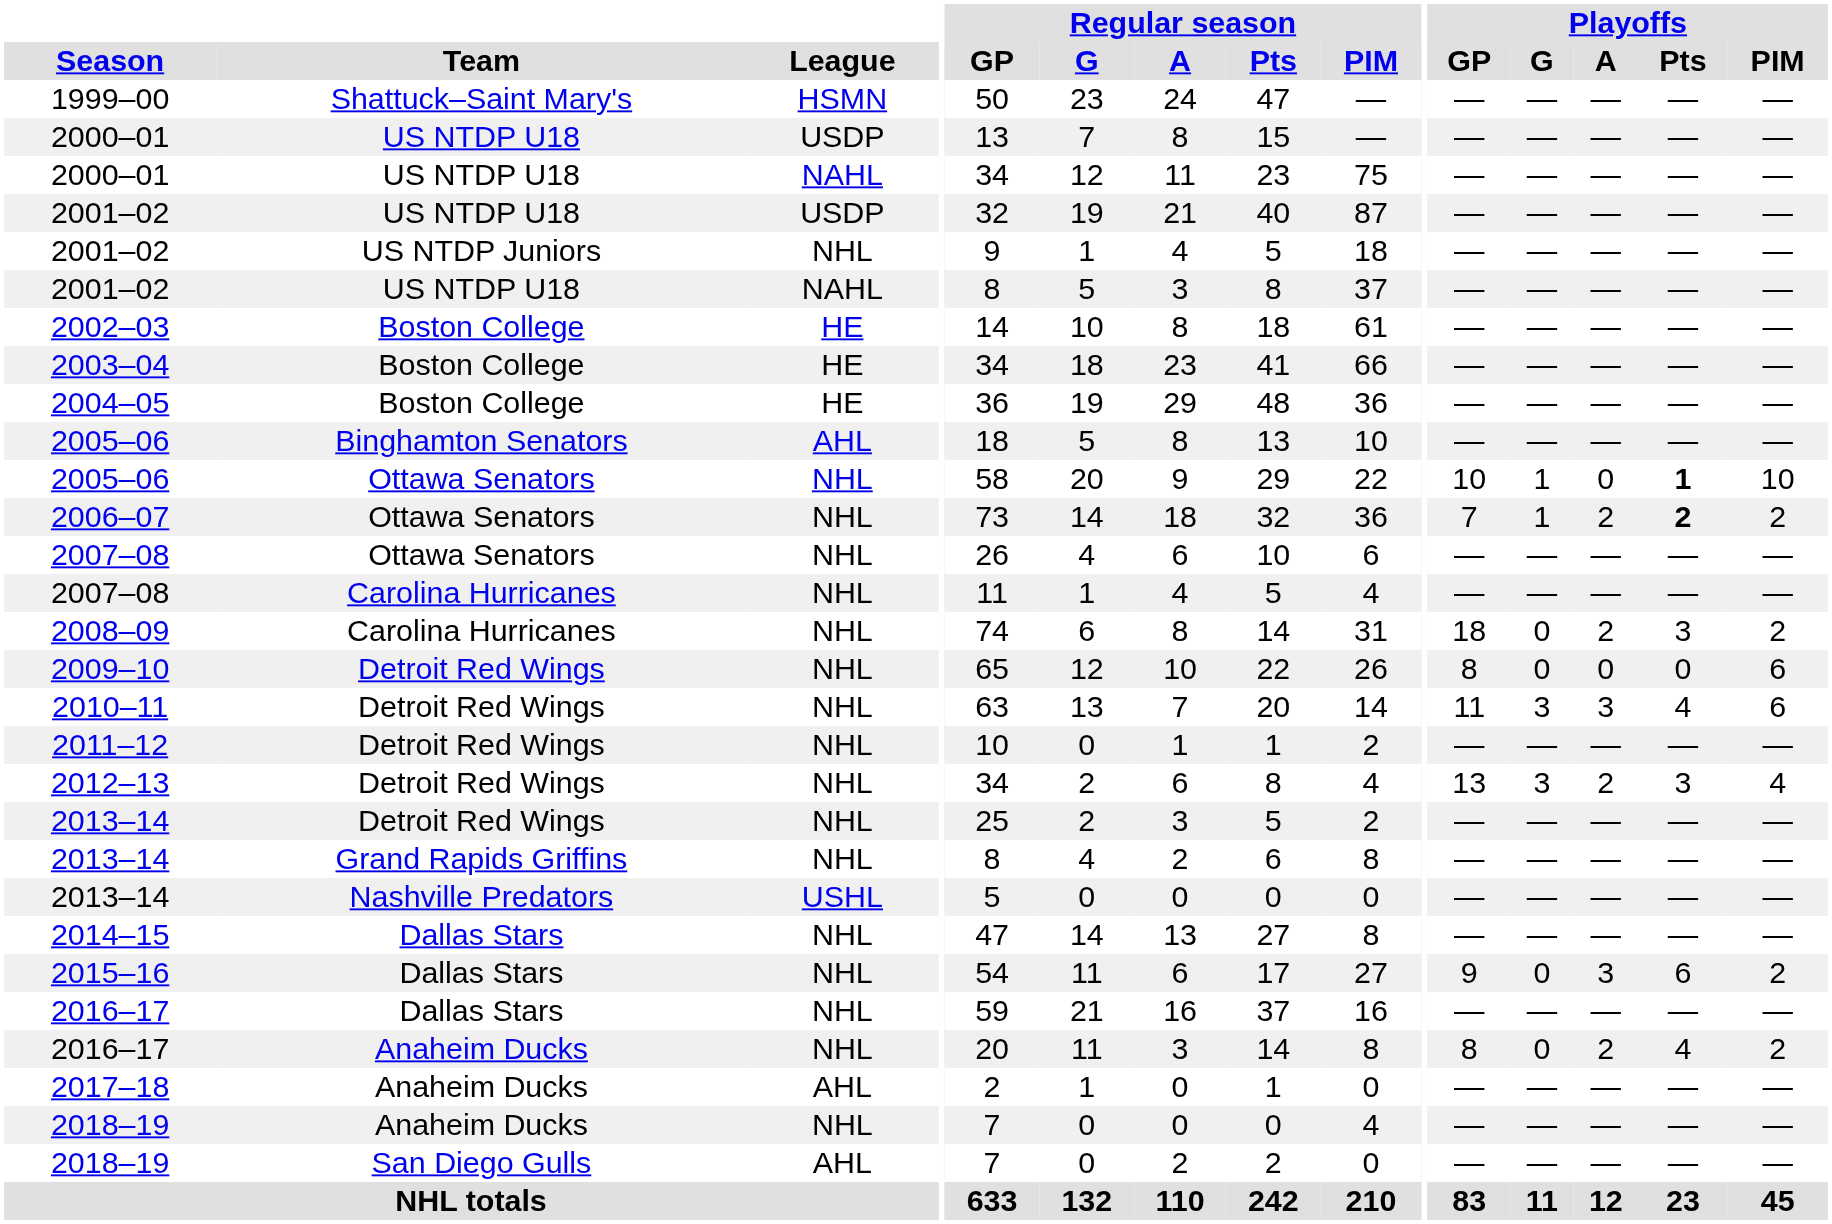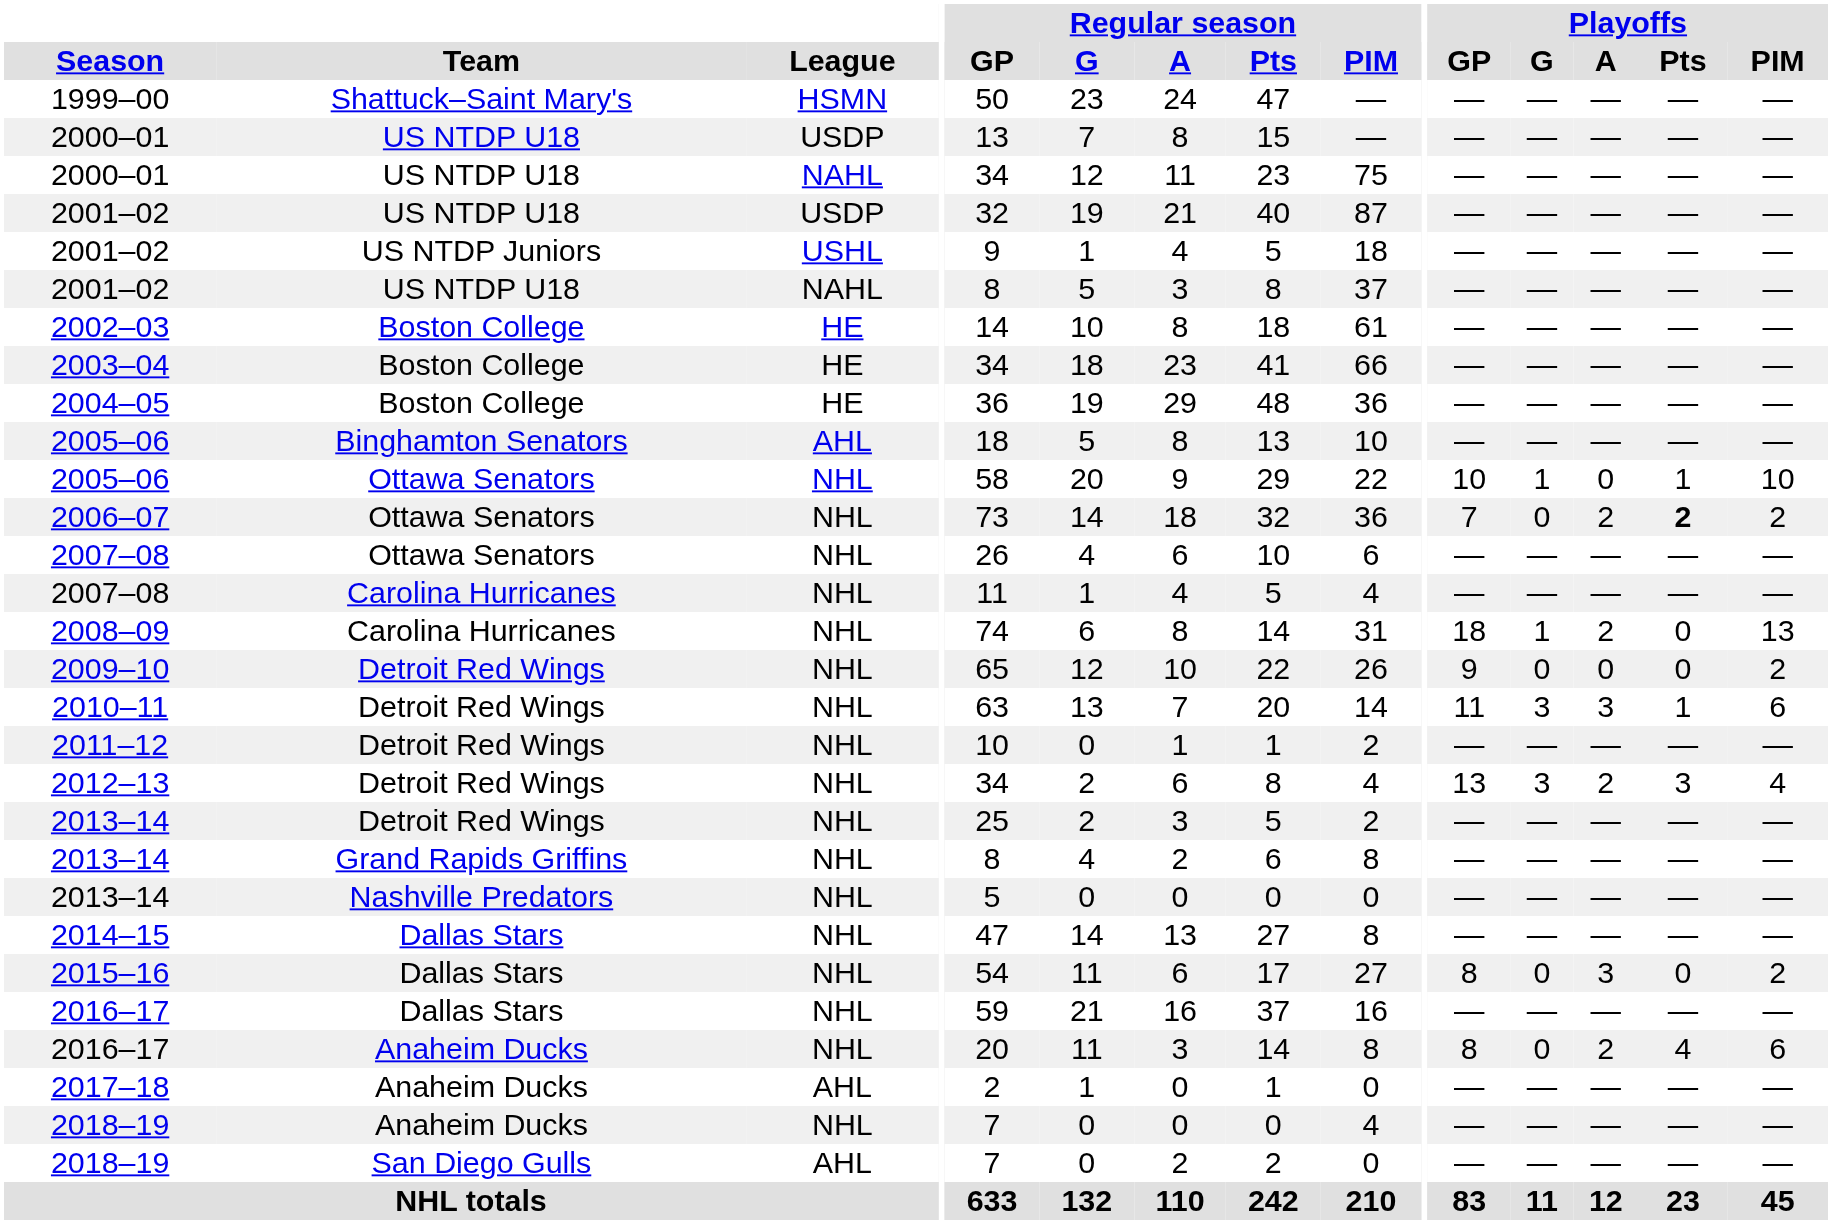(842, 250) NHL -> (842, 250) USHL
(1683, 478) bold -> (1683, 478) normal
(1542, 516) 1 -> (1542, 516) 0
(1542, 630) 0 -> (1542, 630) 1
(1683, 630) 3 -> (1683, 630) 0
(1778, 630) 2 -> (1778, 630) 13
(1469, 668) 8 -> (1469, 668) 9
(1778, 668) 6 -> (1778, 668) 2
(1683, 706) 4 -> (1683, 706) 1
(842, 896) USHL -> (842, 896) NHL
(1469, 972) 9 -> (1469, 972) 8
(1683, 972) 6 -> (1683, 972) 0
(1778, 1048) 2 -> (1778, 1048) 6
